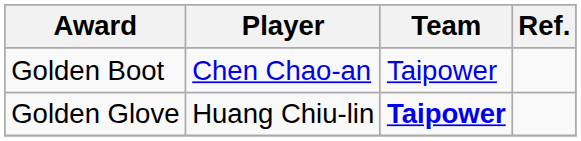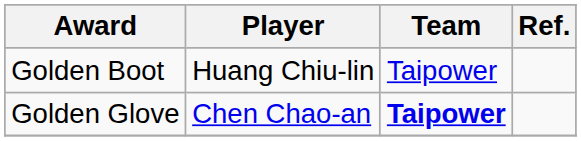(282, 69) Chen Chao-an -> (283, 69) Huang Chiu-lin
(283, 113) Huang Chiu-lin -> (282, 113) Chen Chao-an
